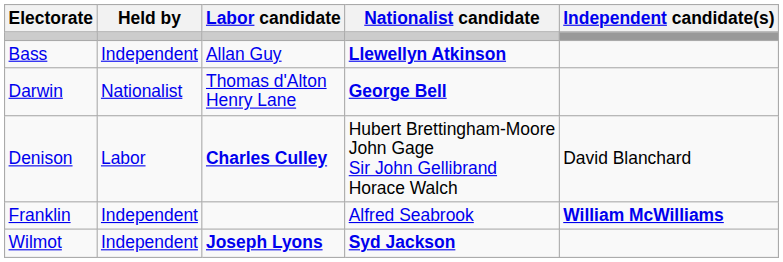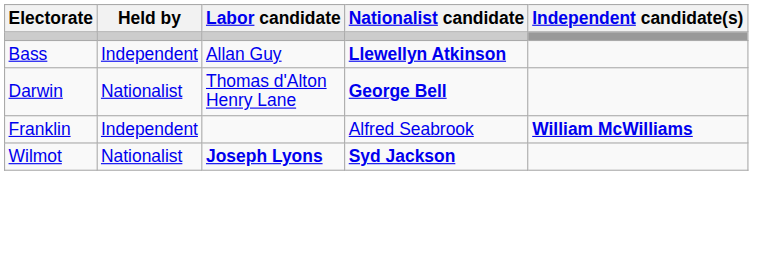- row: (41, 158)
(149, 243) Independent -> (142, 156) Nationalist
